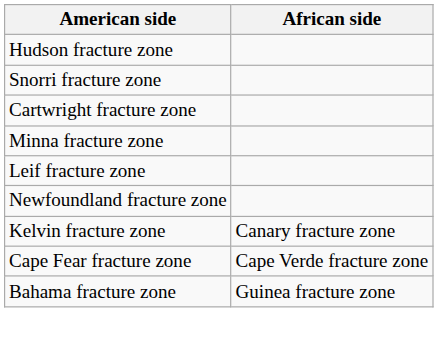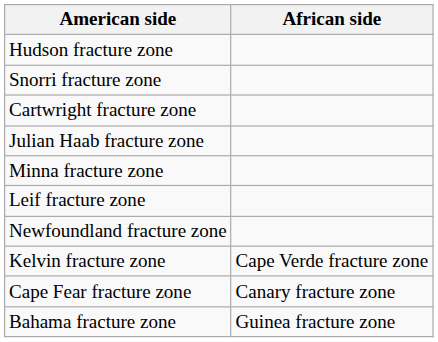+ row: (107, 140)
(315, 230) Canary fracture zone -> (332, 261) Cape Verde fracture zone
(332, 261) Cape Verde fracture zone -> (315, 291) Canary fracture zone
